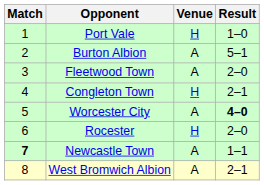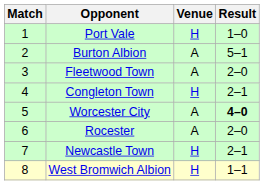(195, 131) H -> (195, 131) A
(25, 151) bold -> (25, 151) normal
(195, 151) A -> (195, 151) H
(237, 151) 1–1 -> (237, 151) 2–1
(195, 170) A -> (195, 170) H
(237, 170) 2–1 -> (237, 170) 1–1
